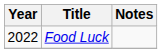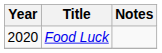(23, 37) 2022 -> (23, 37) 2020
